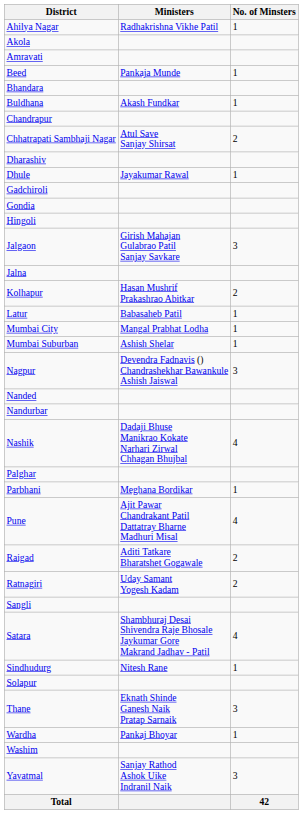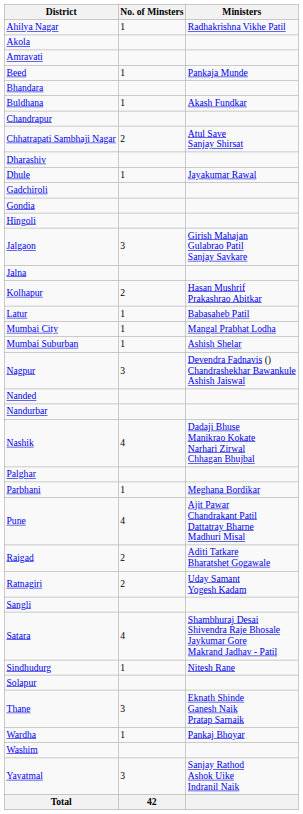columns swapped: (264, 12) <-> (174, 12)
